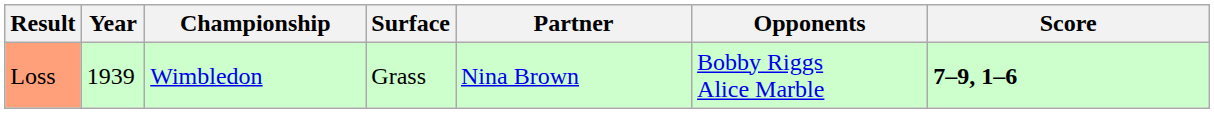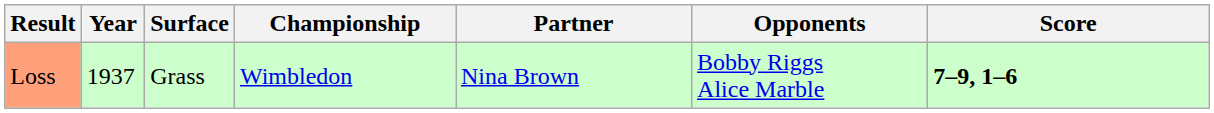columns swapped: (255, 23) <-> (411, 23)
(111, 75) 1939 -> (111, 75) 1937
